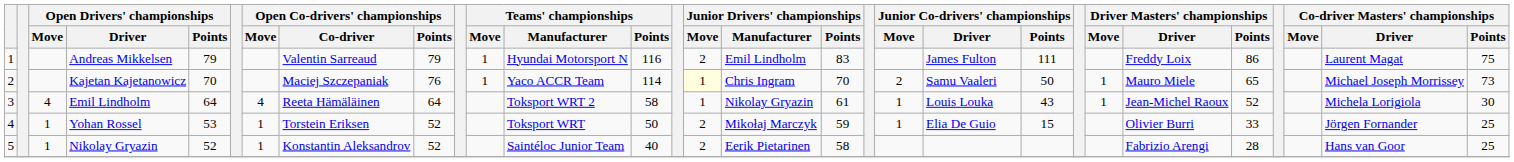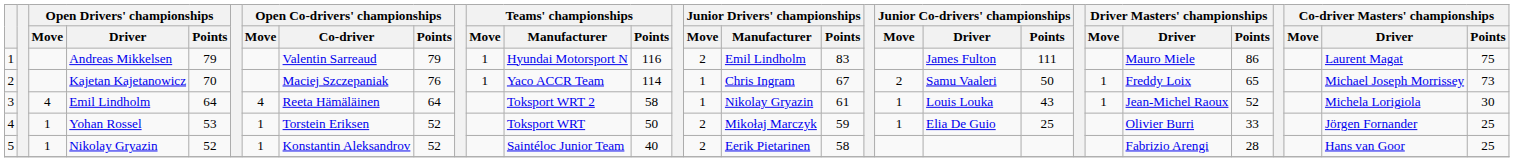(1158, 58) Freddy Loix -> (1160, 58) Mauro Miele
(703, 80) lightyellow background -> (703, 80) no background
(843, 80) 70 -> (843, 80) 67
(1160, 80) Mauro Miele -> (1158, 80) Freddy Loix
(1047, 123) 15 -> (1047, 123) 25
